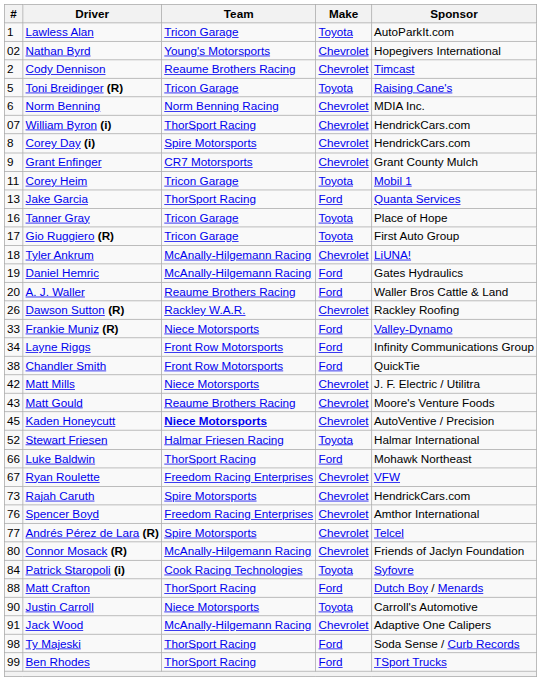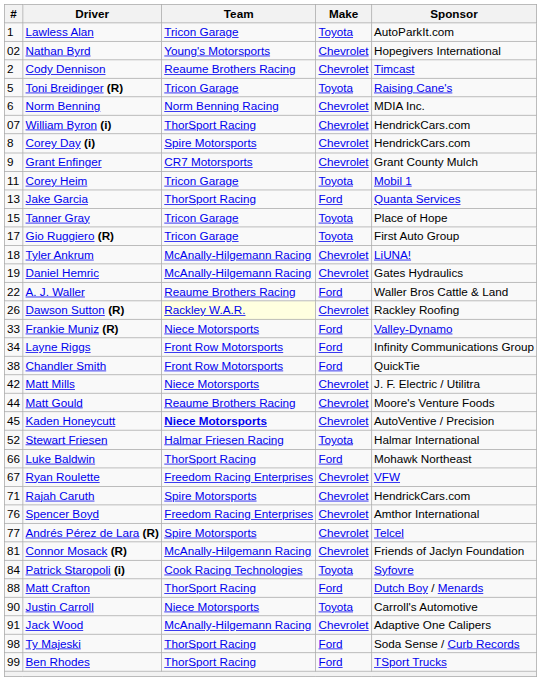(14, 218) 16 -> (14, 218) 15
(331, 273) Ford -> (344, 273) Chevrolet
(14, 292) 20 -> (14, 292) 22
(205, 310) no background -> (205, 310) lightyellow background
(14, 403) 43 -> (14, 403) 44
(14, 496) 73 -> (14, 496) 71
(14, 551) 80 -> (14, 551) 81
